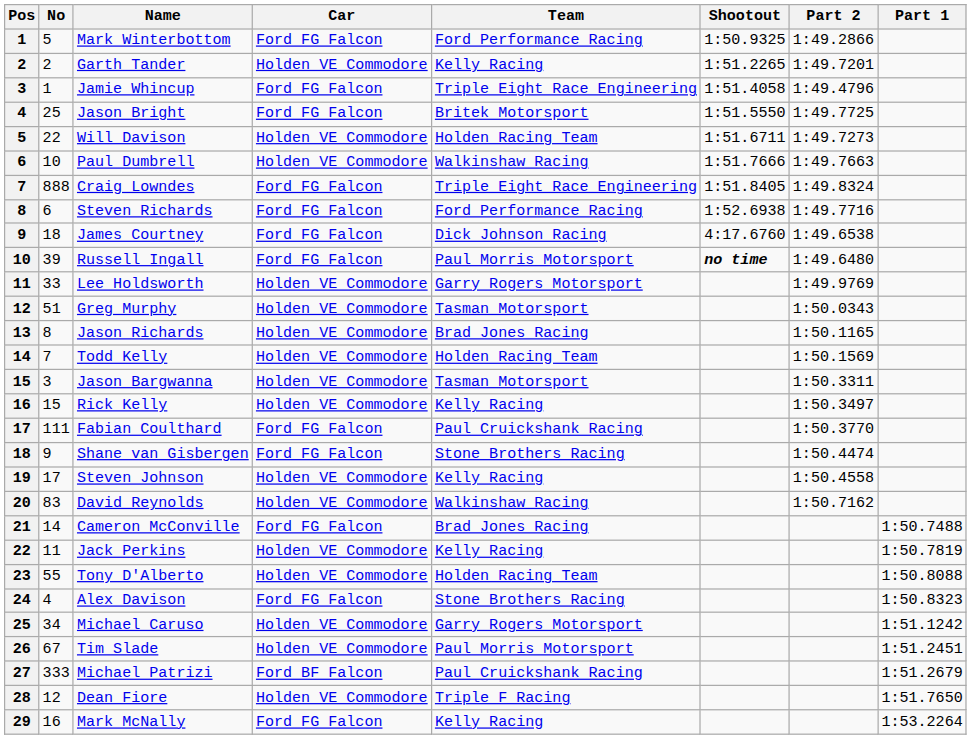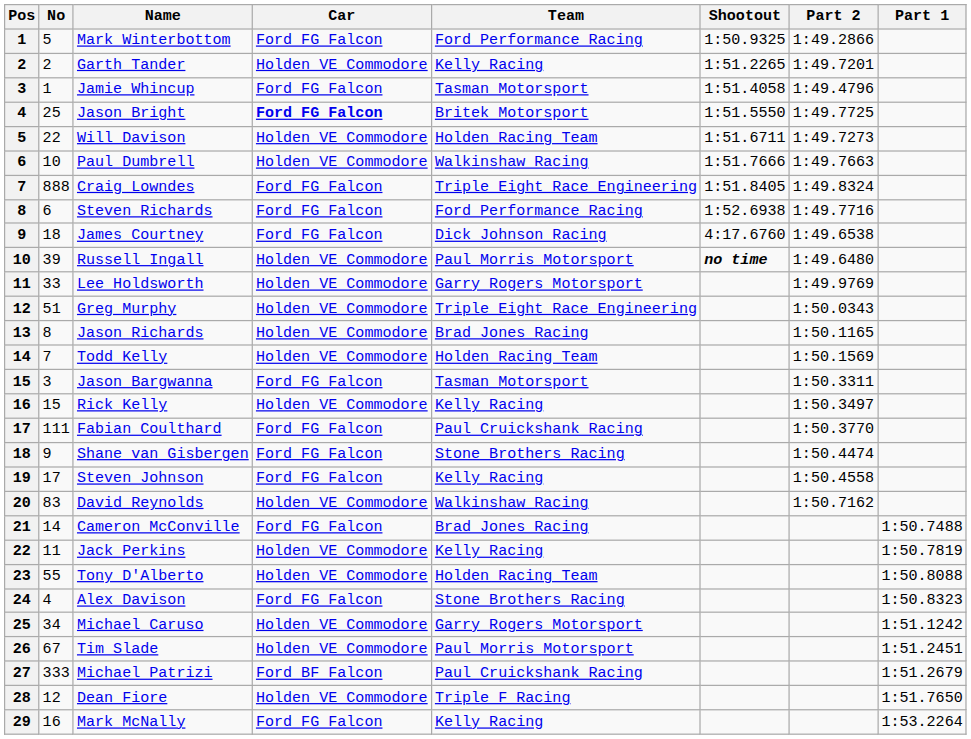(566, 90) Triple Eight Race Engineering -> (512, 90) Tasman Motorsport
(319, 114) normal -> (319, 114) bold
(319, 260) Ford FG Falcon -> (342, 260) Holden VE Commodore
(512, 309) Tasman Motorsport -> (566, 309) Triple Eight Race Engineering
(342, 382) Holden VE Commodore -> (319, 382) Ford FG Falcon
(342, 479) Holden VE Commodore -> (319, 479) Ford FG Falcon
